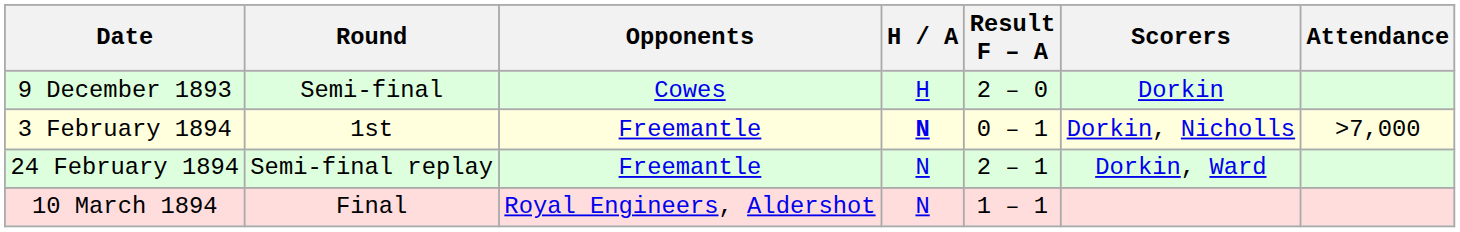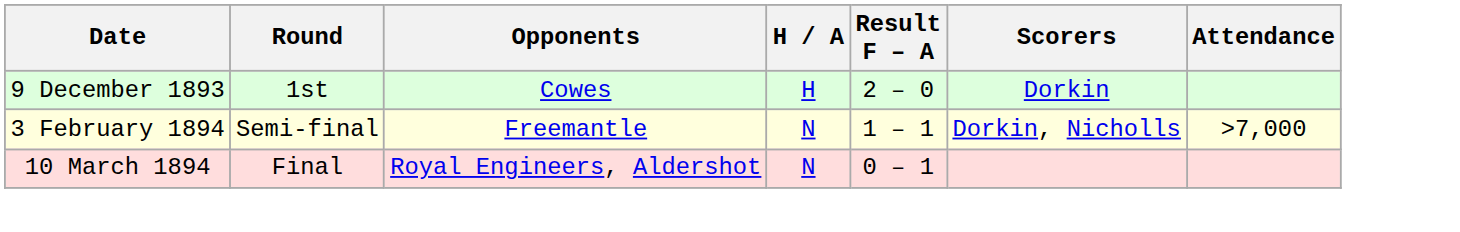(372, 91) Semi-final -> (307, 91) 1st
(372, 129) 1st -> (307, 129) Semi-final
(923, 129) bold -> (808, 129) normal
(1012, 129) 0 – 1 -> (898, 129) 1 – 1
- row: (125, 168)
(1012, 207) 1 – 1 -> (898, 168) 0 – 1
